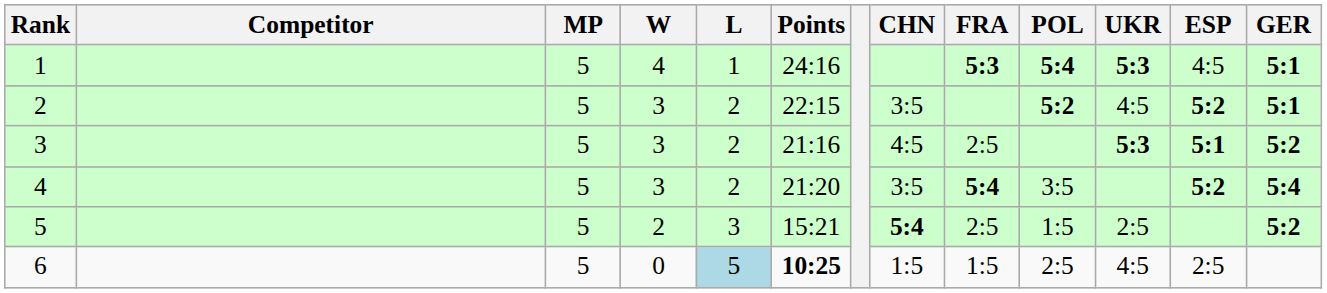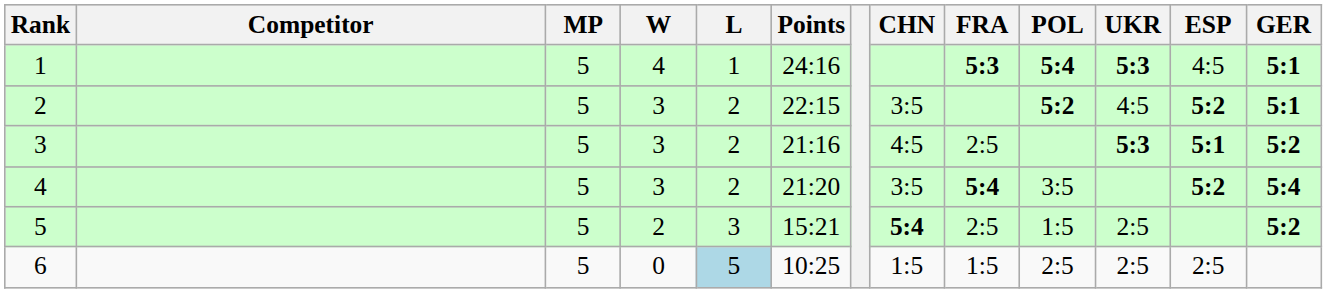(811, 266) bold -> (811, 266) normal
(1133, 266) 4:5 -> (1133, 266) 2:5
